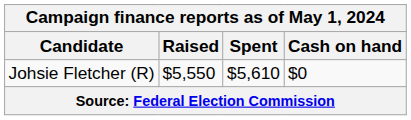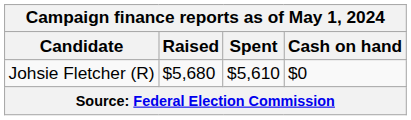(189, 73) $5,550 -> (189, 73) $5,680
